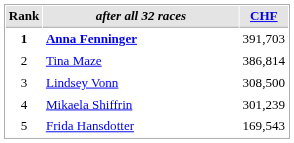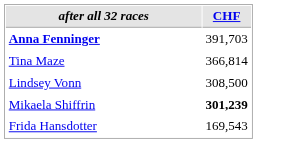- column: (24, 16)
(264, 61) 386,814 -> (227, 61) 366,814
(264, 104) normal -> (227, 104) bold
